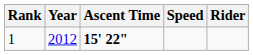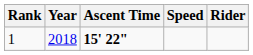(62, 38) 2012 -> (62, 38) 2018
